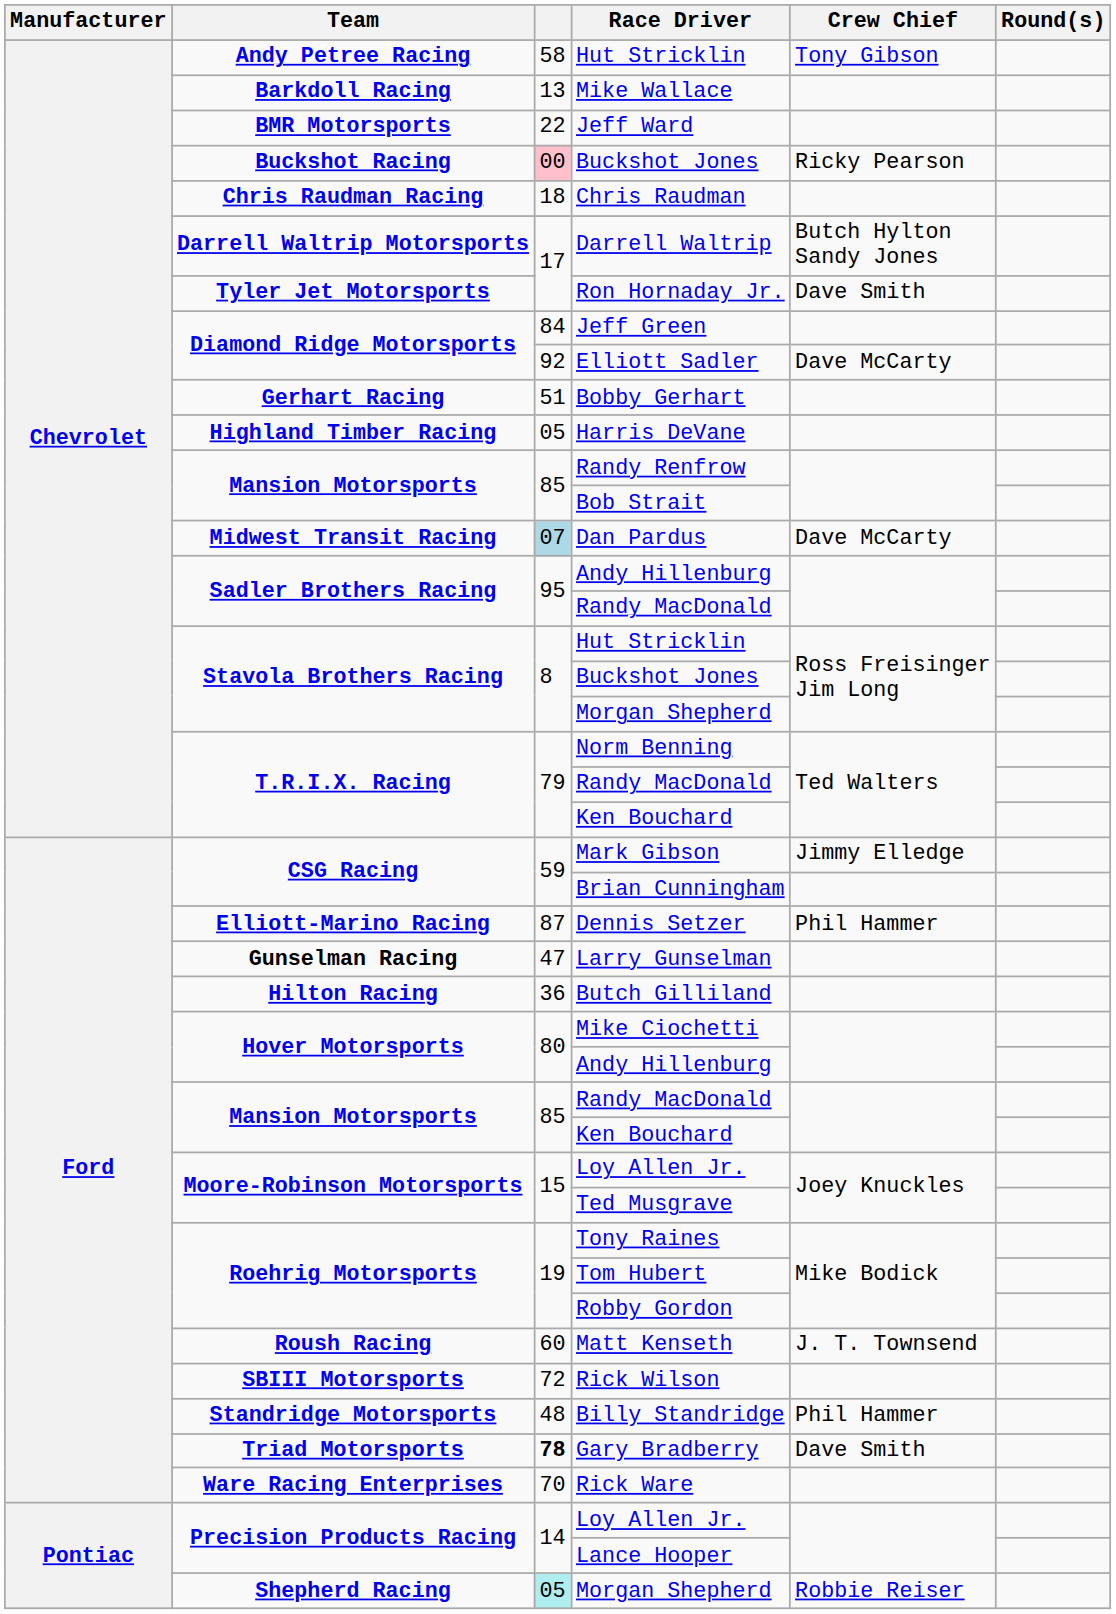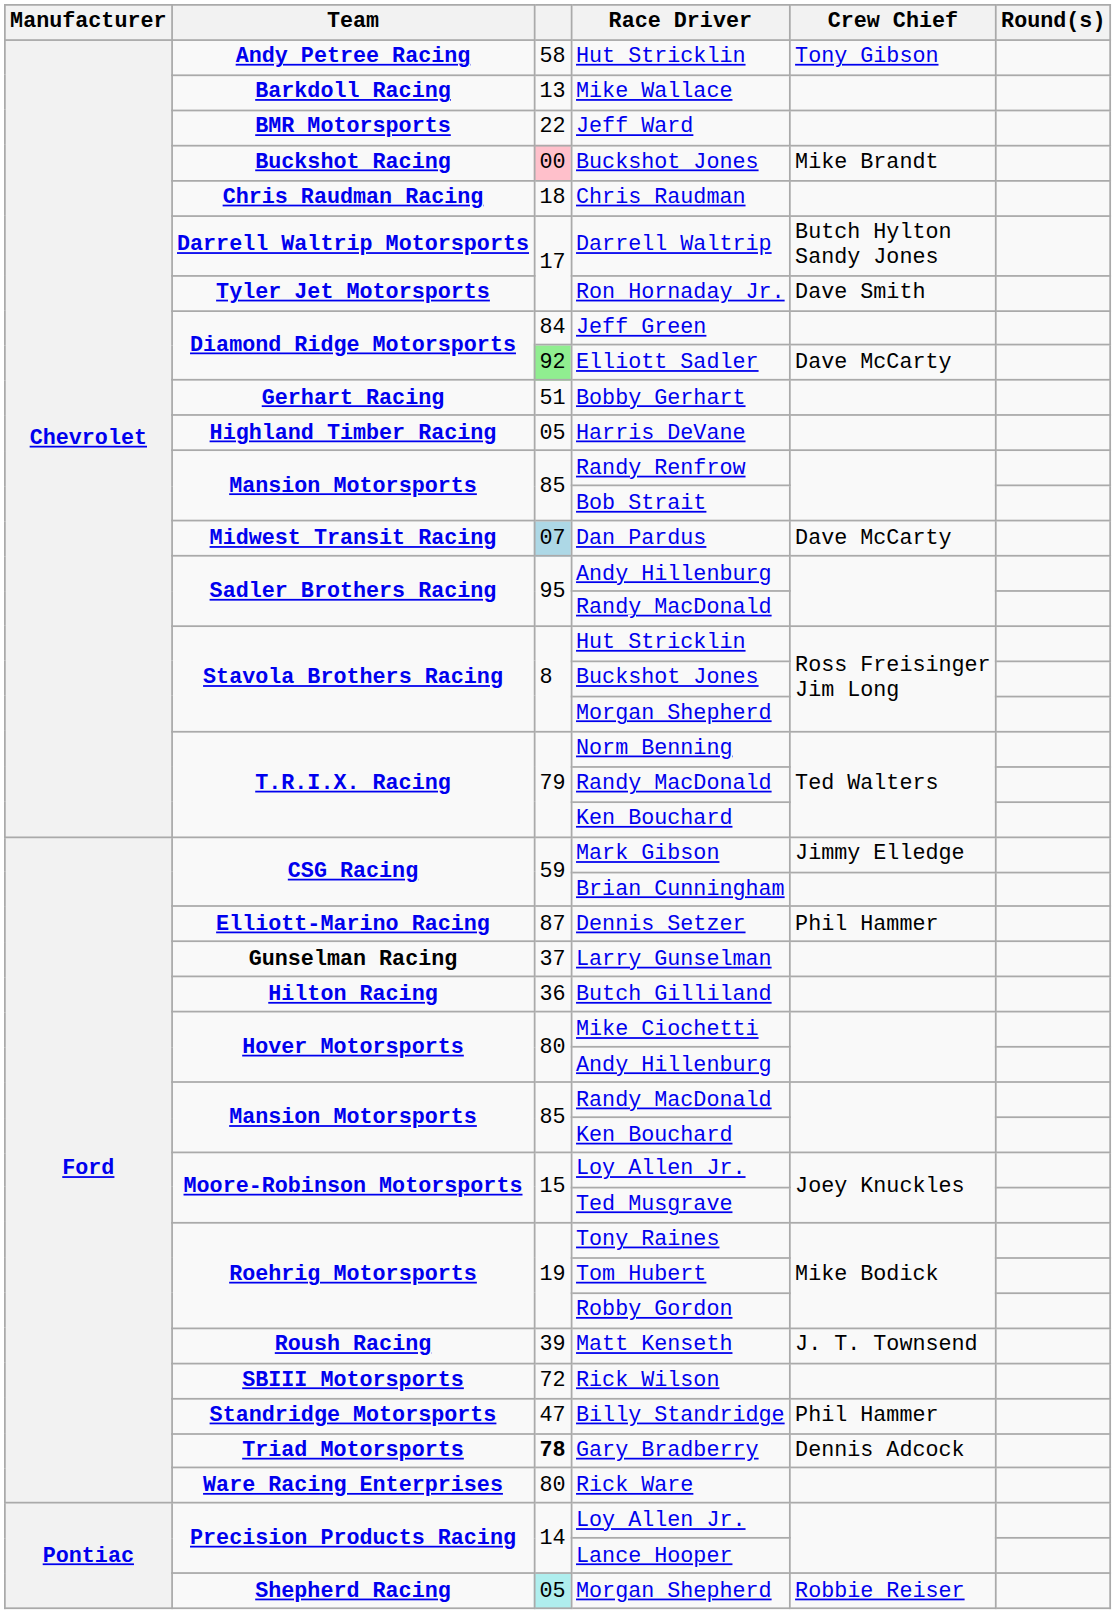(880, 163) Ricky Pearson -> (867, 163) Mike Brandt
(553, 363) no background -> (553, 363) lightgreen background
(553, 960) 47 -> (553, 960) 37
(553, 1346) 60 -> (553, 1346) 39
(553, 1416) 48 -> (553, 1416) 47
(860, 1451) Dave Smith -> (880, 1451) Dennis Adcock
(553, 1486) 70 -> (553, 1486) 80
